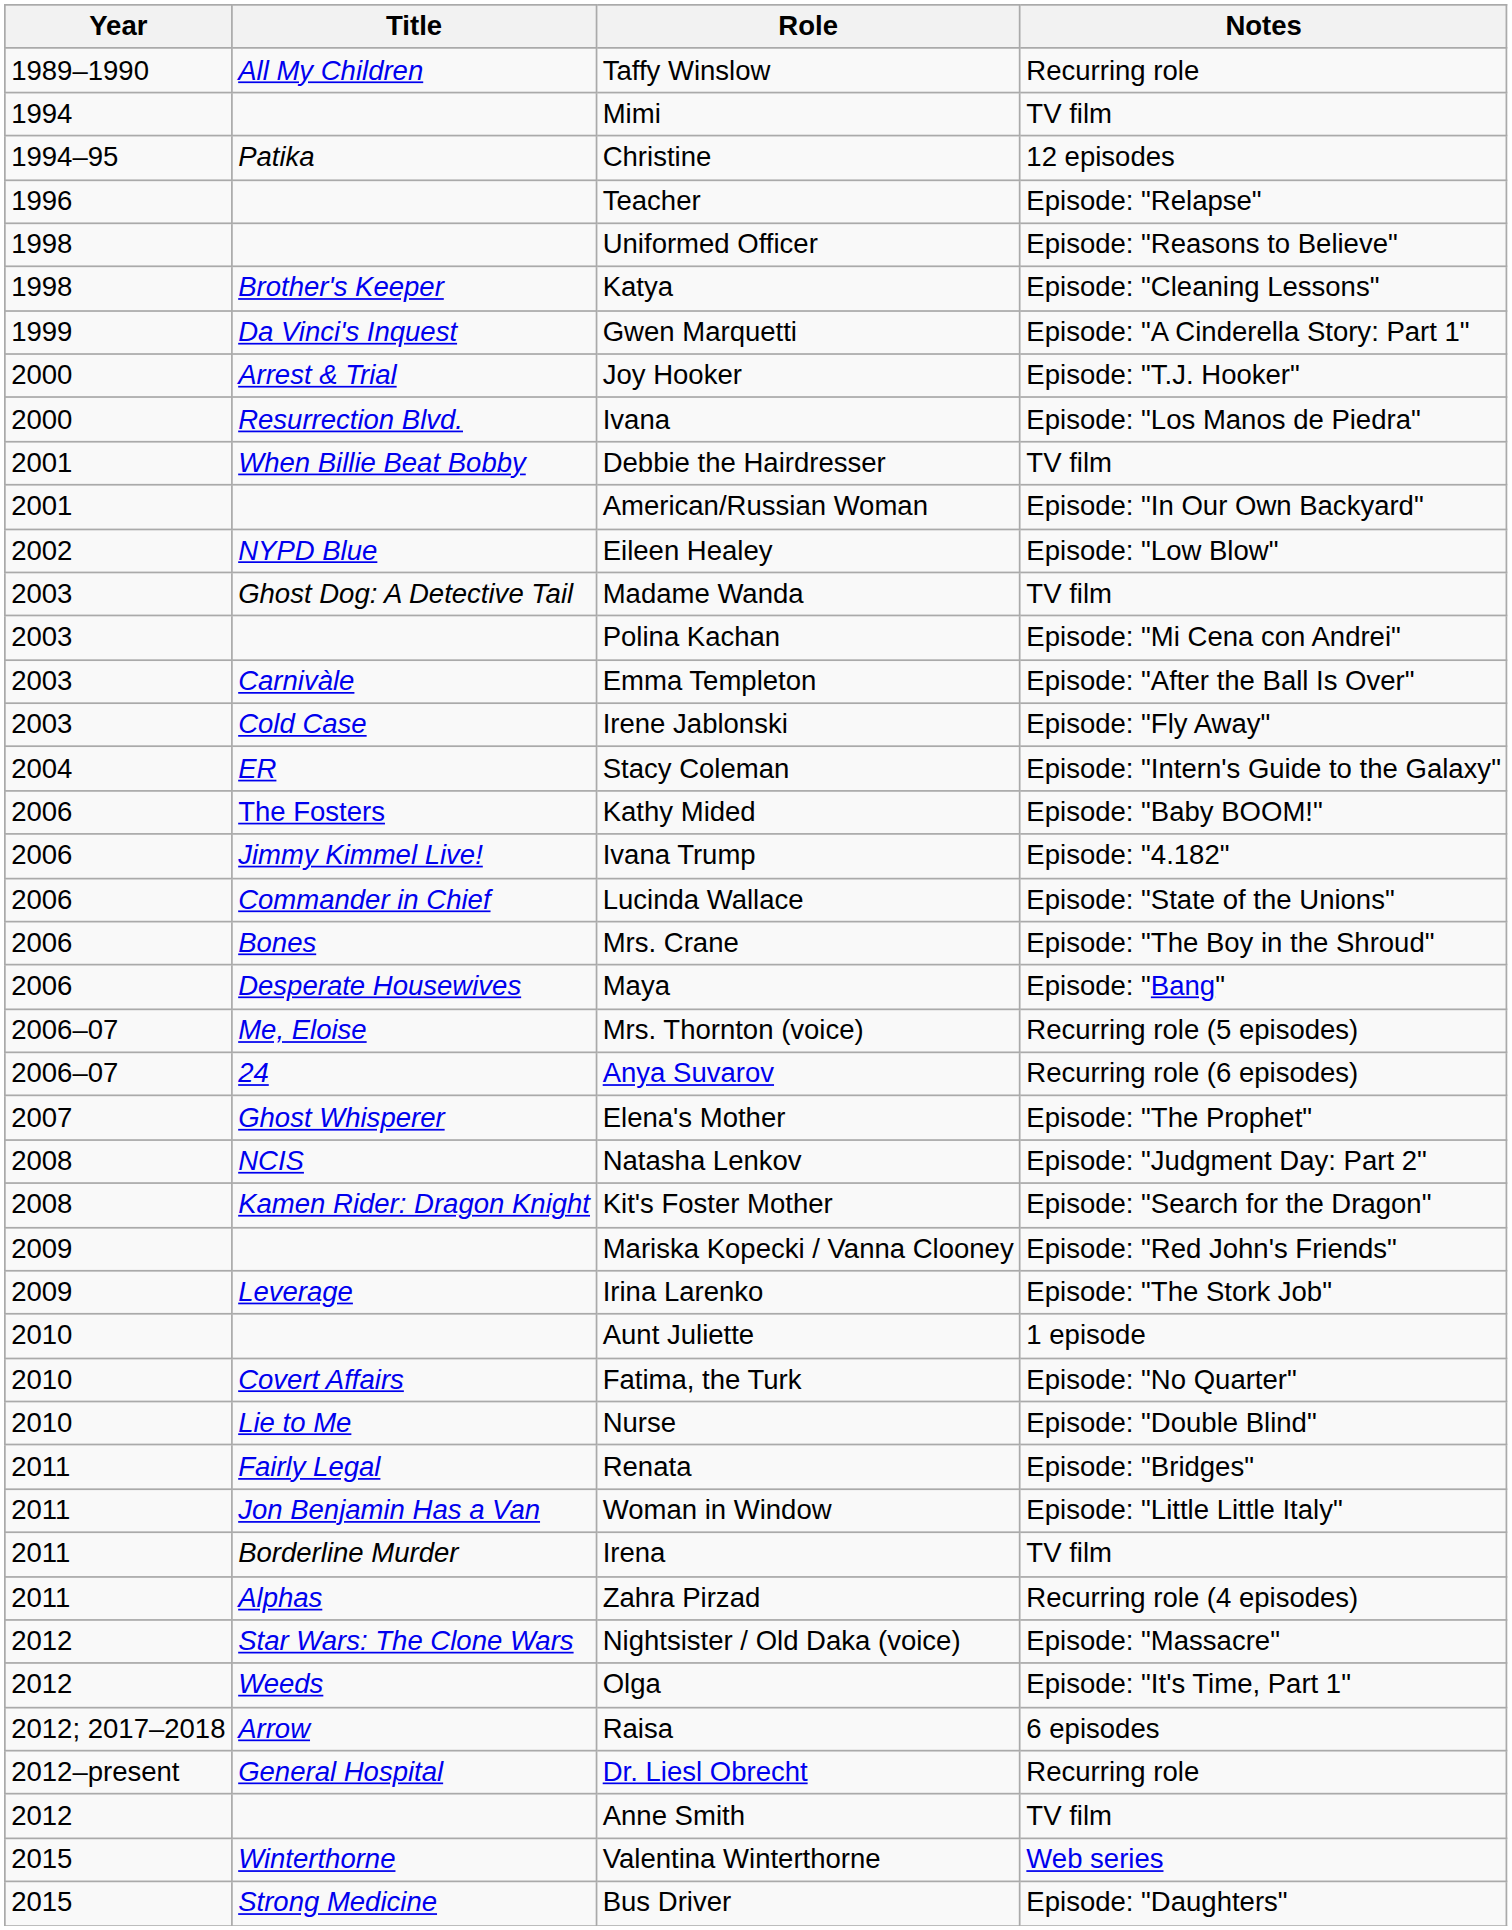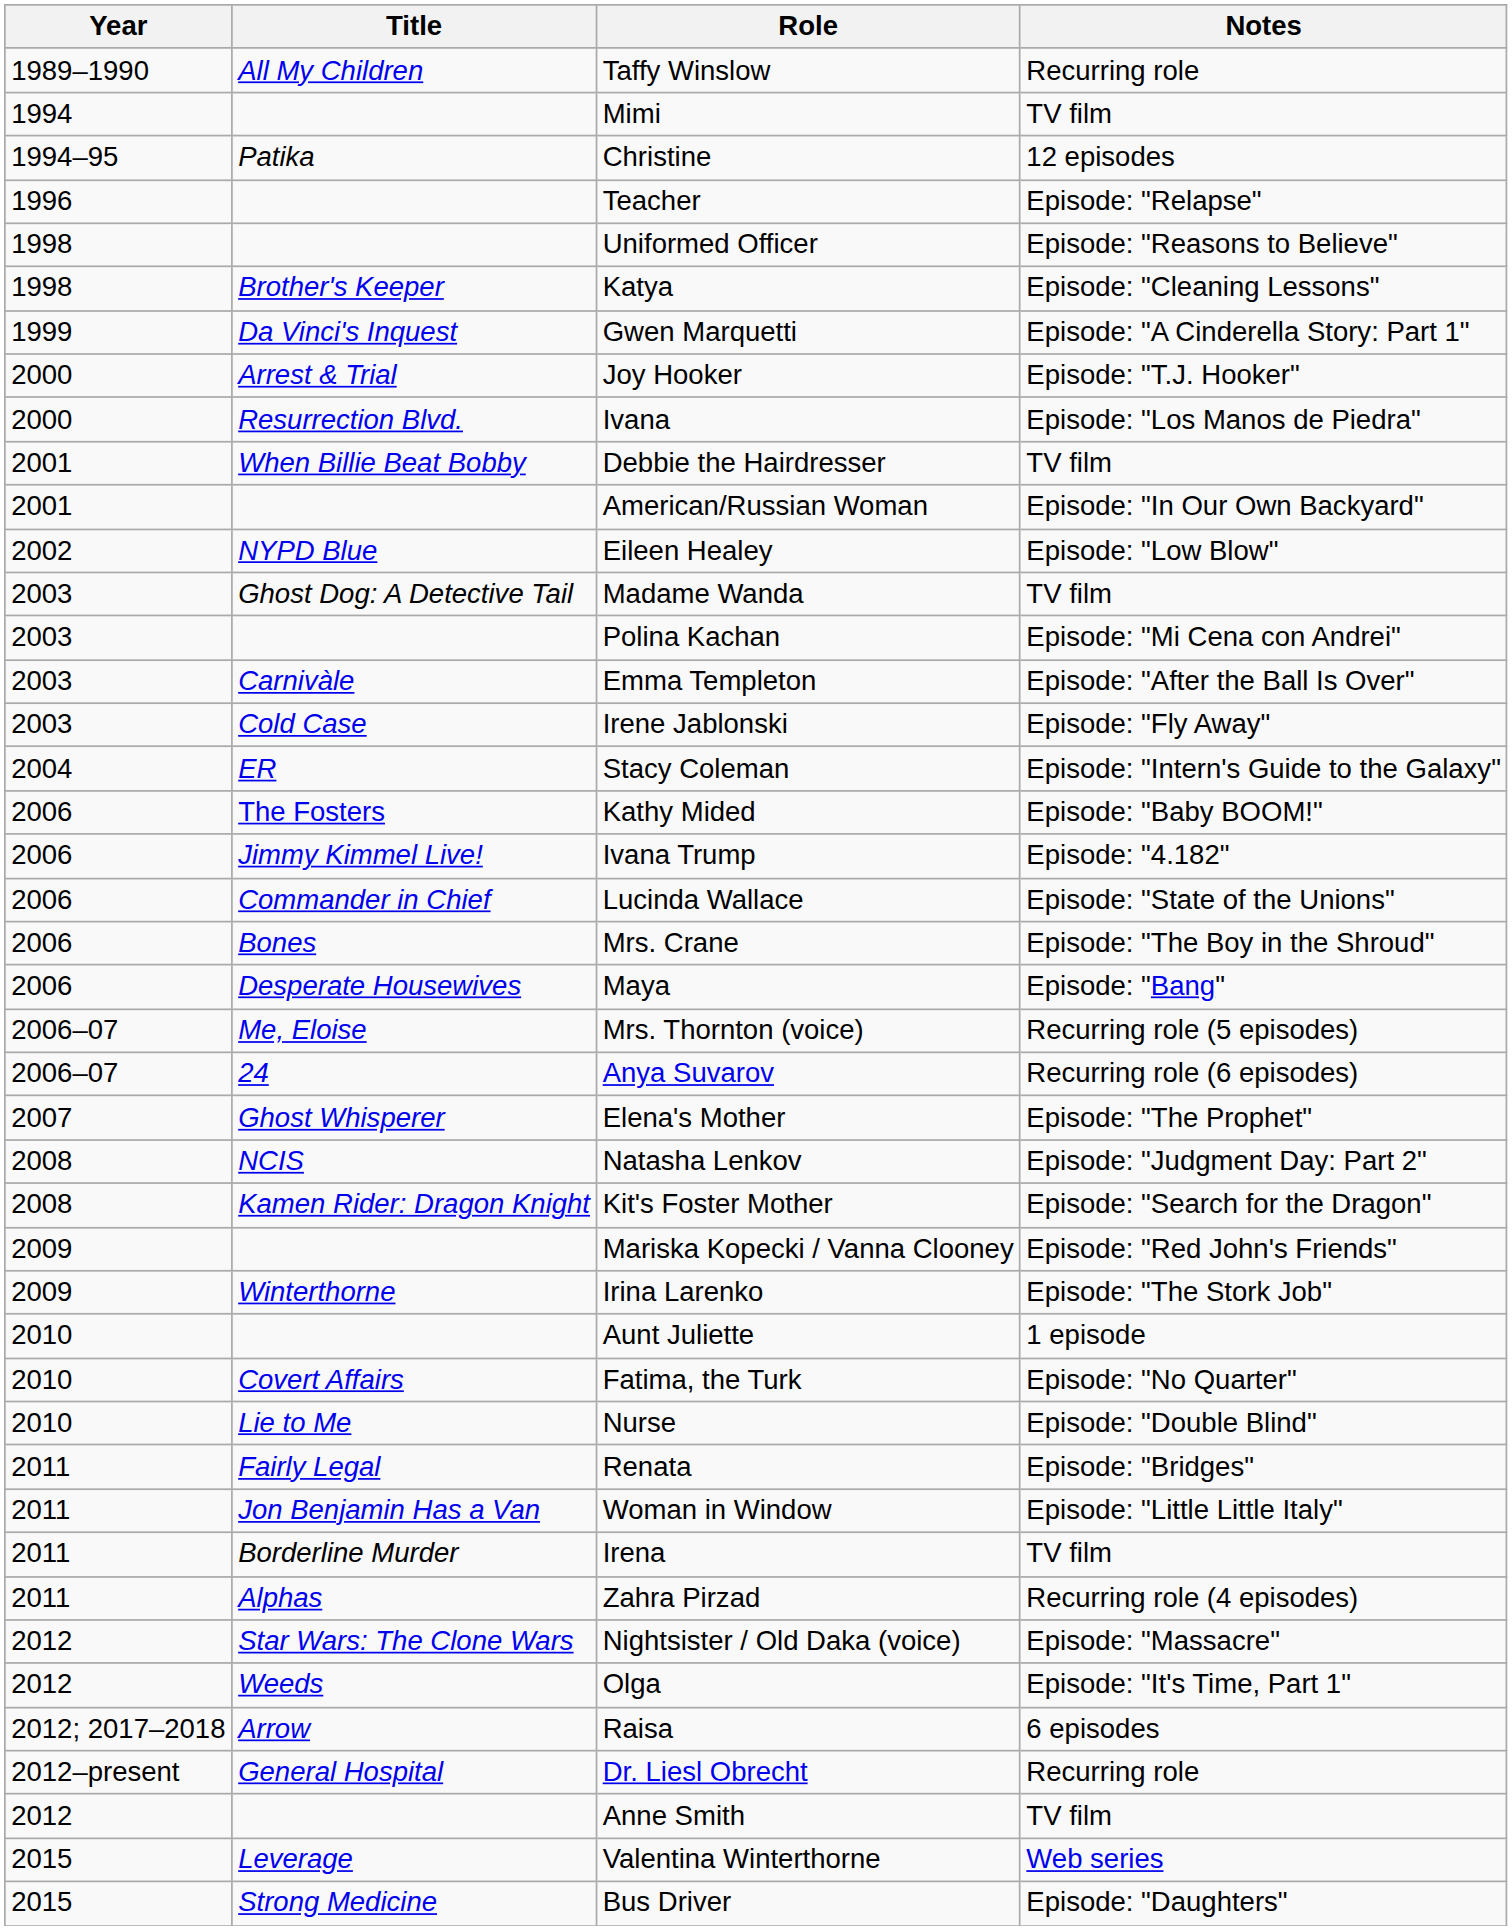(296, 1292) Leverage -> (317, 1292) Winterthorne
(317, 1859) Winterthorne -> (296, 1859) Leverage
